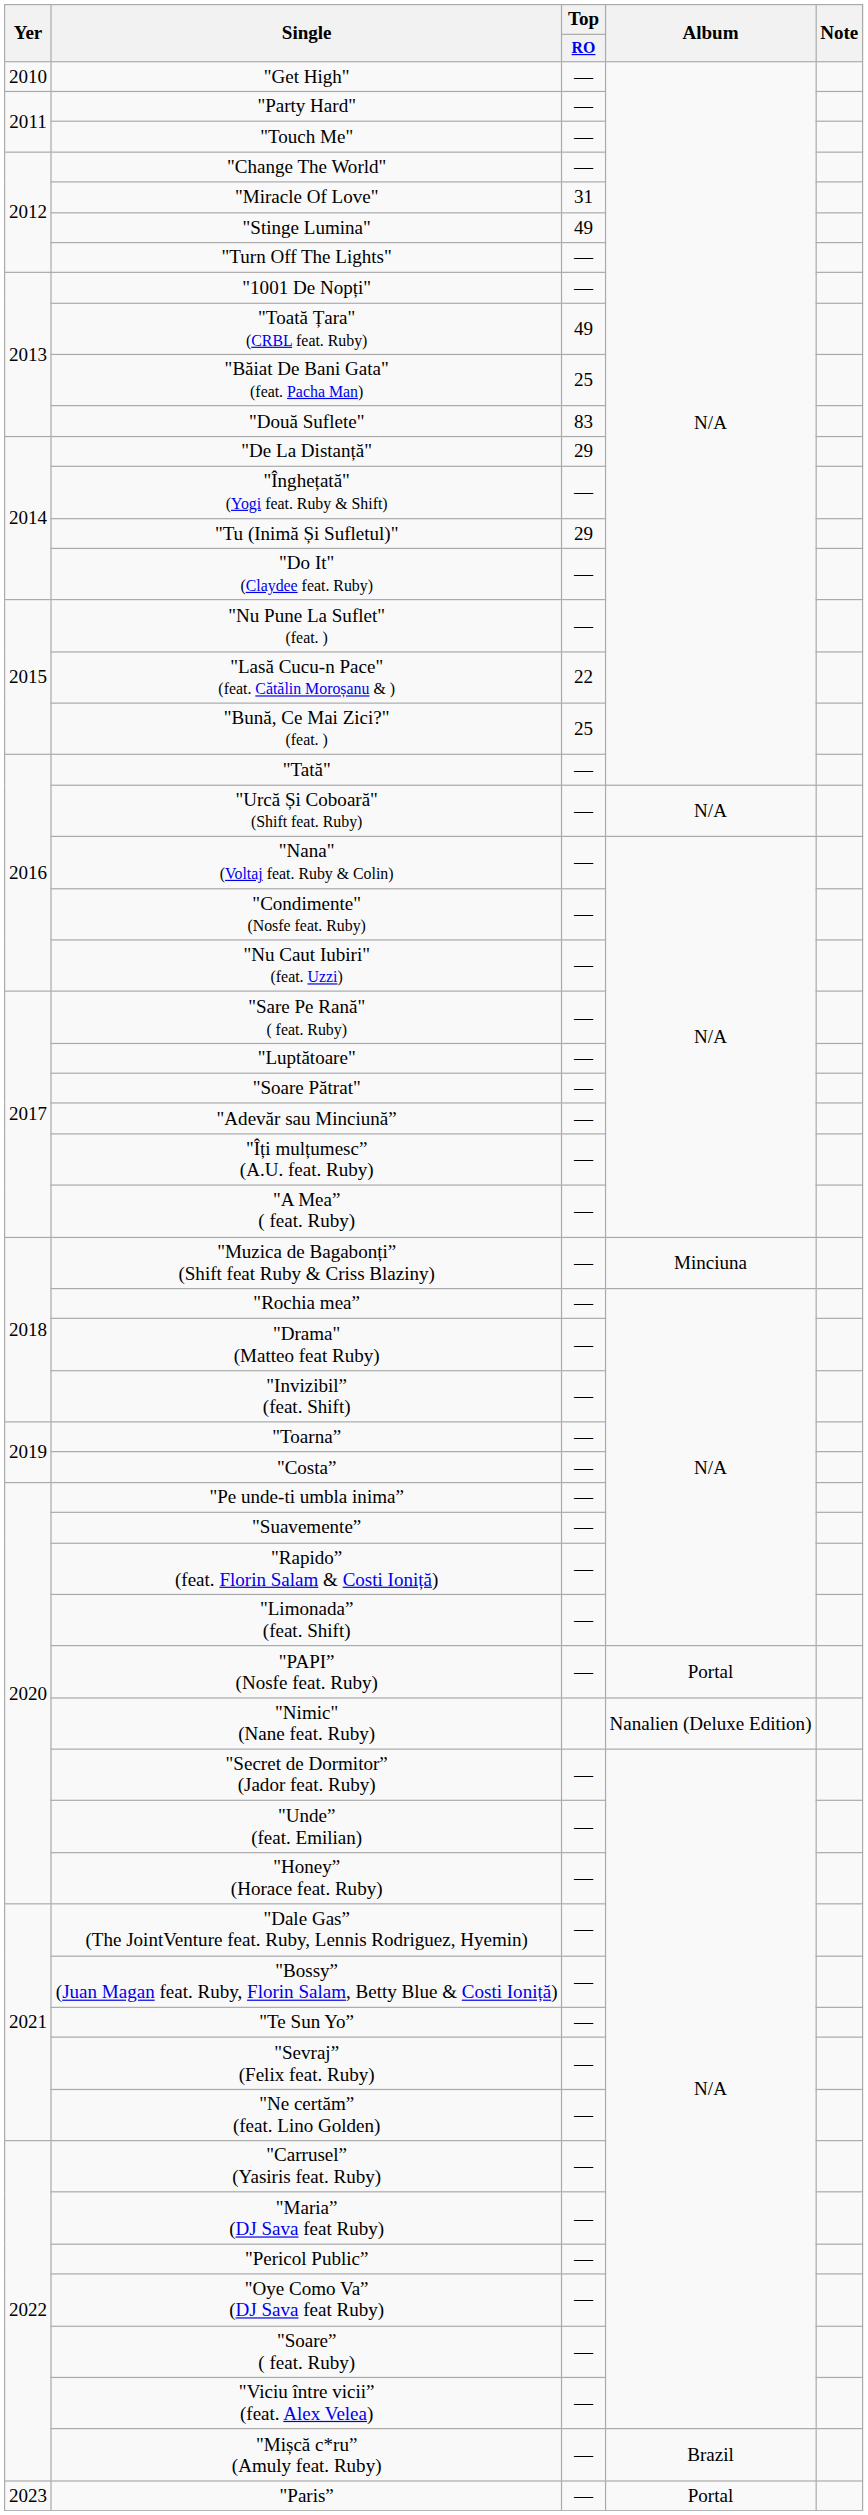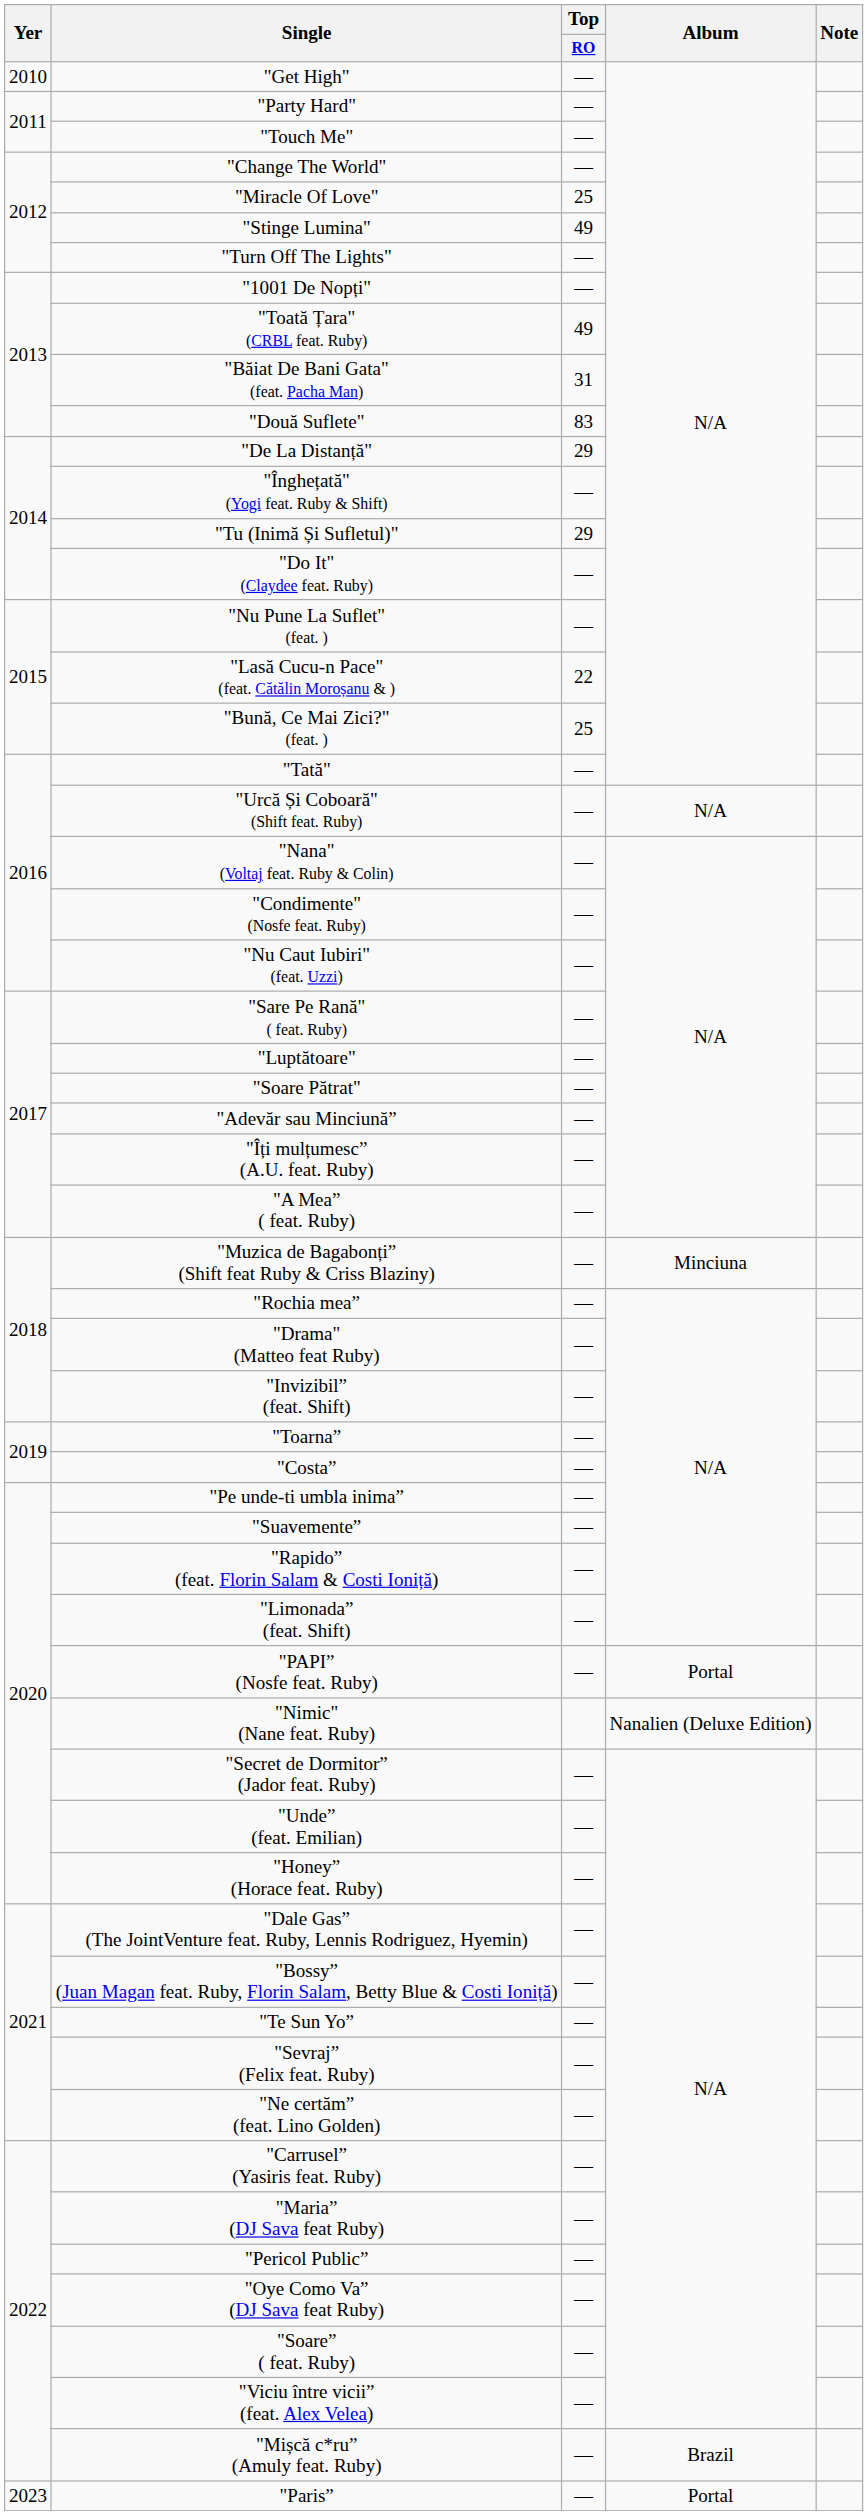(584, 197) 31 -> (584, 197) 25
(584, 380) 25 -> (584, 380) 31
